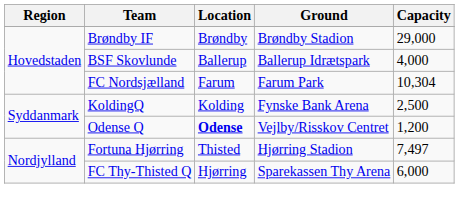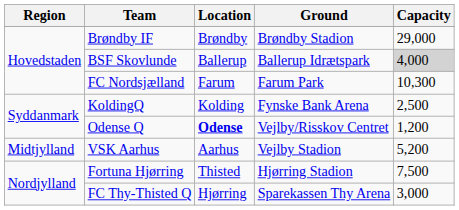(413, 60) no background -> (413, 60) lightgrey background
(416, 82) 10,304 -> (416, 82) 10,300
+ row: (123, 149)
(413, 149) 7,497 -> (413, 171) 7,500
(413, 171) 6,000 -> (413, 194) 3,000
